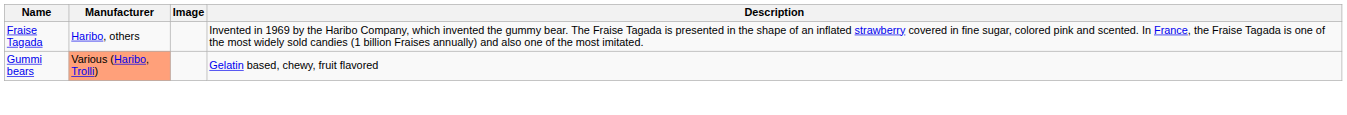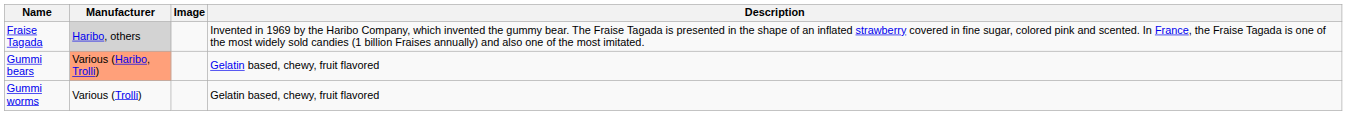(105, 36) no background -> (106, 36) lightgrey background
+ row: (24, 95)
